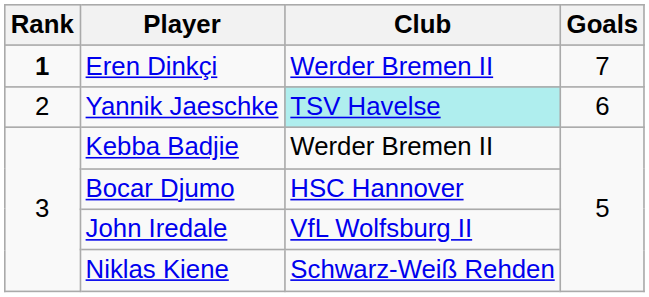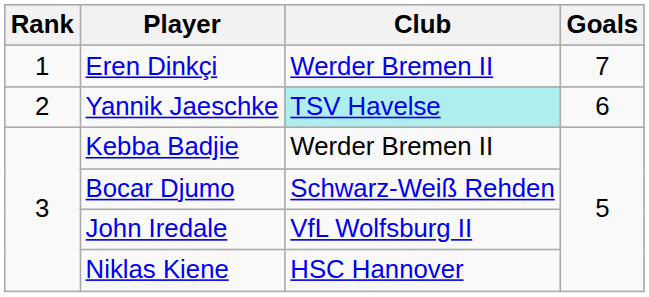(42, 65) bold -> (42, 65) normal
(377, 188) HSC Hannover -> (423, 188) Schwarz-Weiß Rehden
(423, 270) Schwarz-Weiß Rehden -> (377, 270) HSC Hannover
